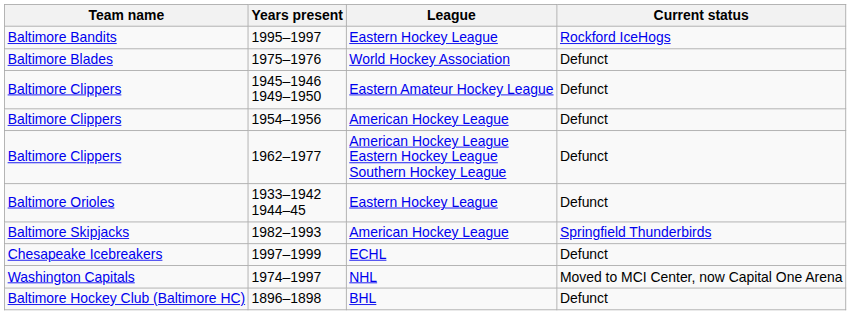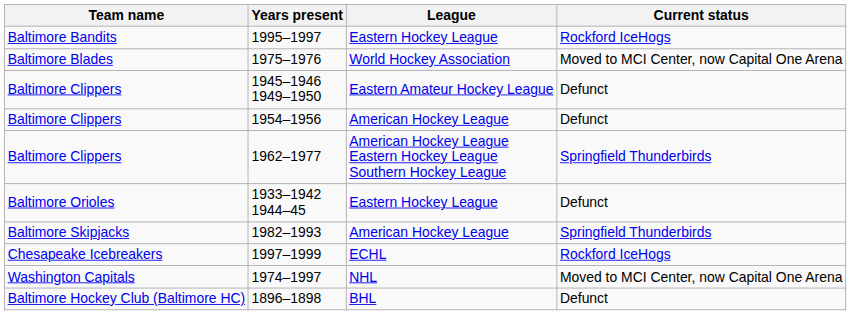(584, 59) Defunct -> (701, 59) Moved to MCI Center, now Capital One Arena
(584, 157) Defunct -> (636, 157) Springfield Thunderbirds
(584, 254) Defunct -> (615, 254) Rockford IceHogs
